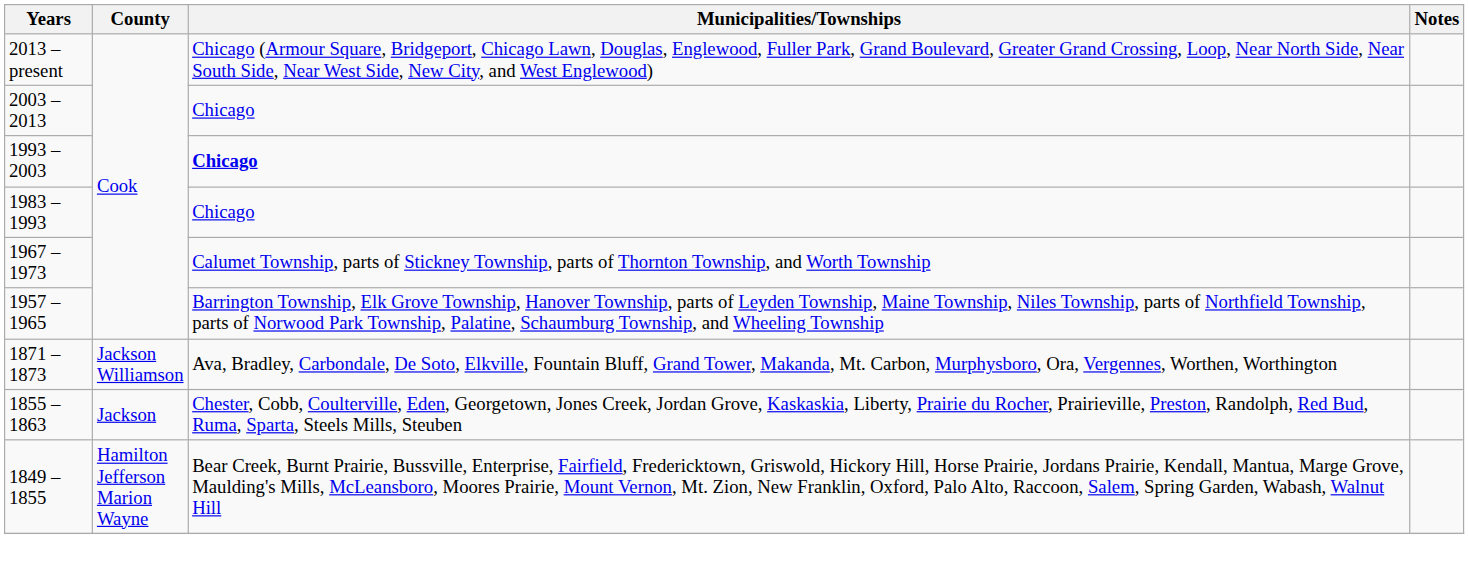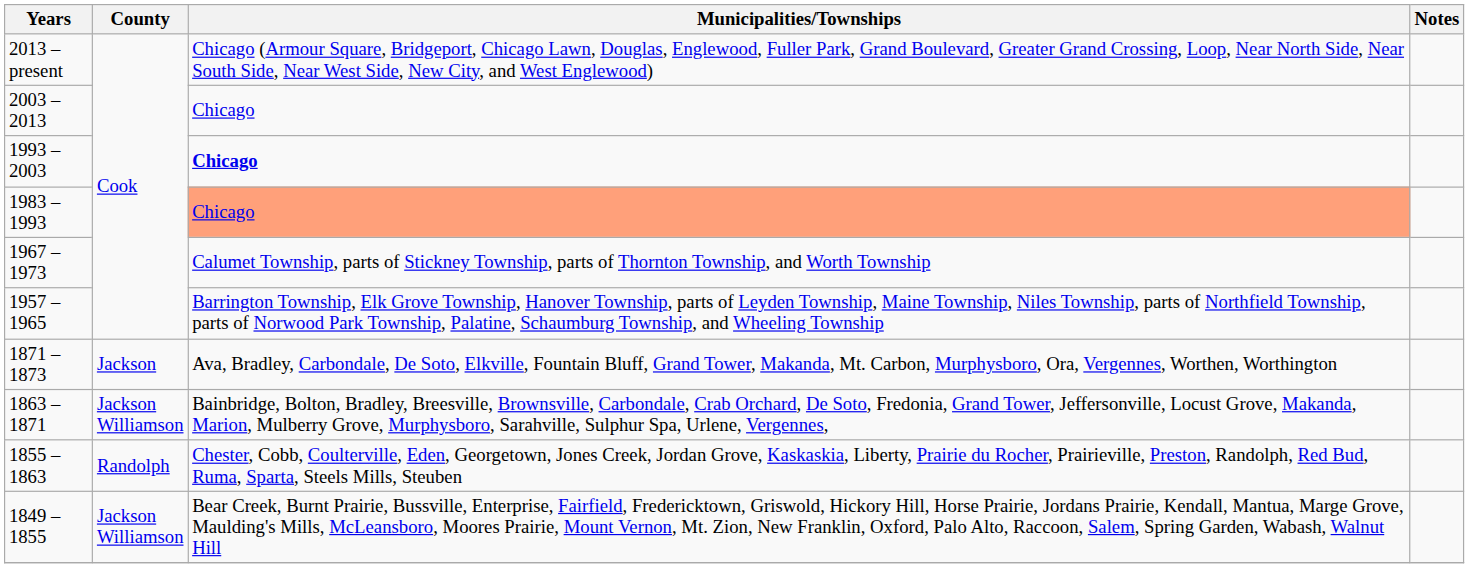(223, 211) no background -> (223, 211) lightsalmon background
(140, 364) Jackson Williamson -> (127, 364) Jackson
+ row: (35, 414)
(127, 414) Jackson -> (133, 465) Randolph
(132, 486) Hamilton Jefferson Marion Wayne -> (140, 526) Jackson Williamson
